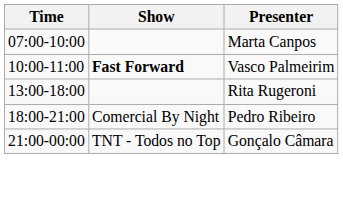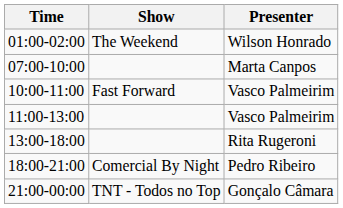+ row: (46, 41)
(138, 66) bold -> (134, 91) normal
+ row: (46, 116)
